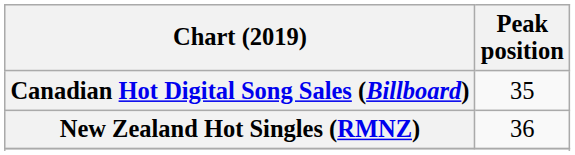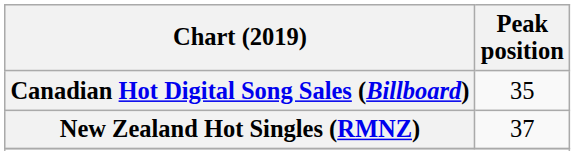(522, 129) 36 -> (522, 129) 37
